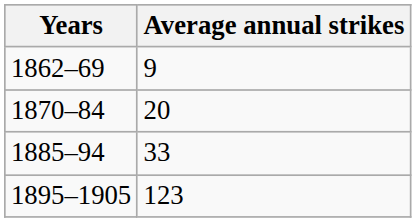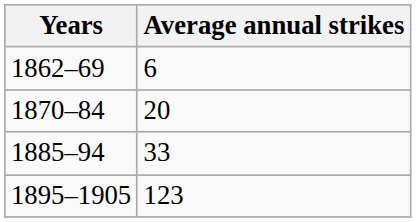(150, 68) 9 -> (150, 68) 6
